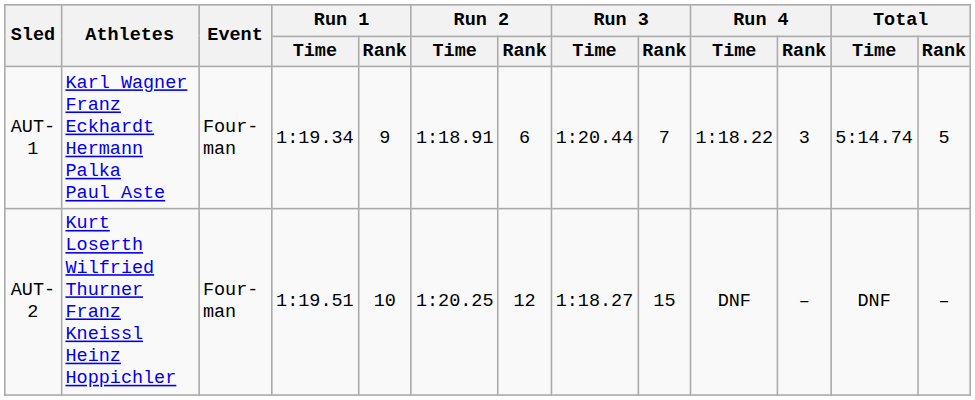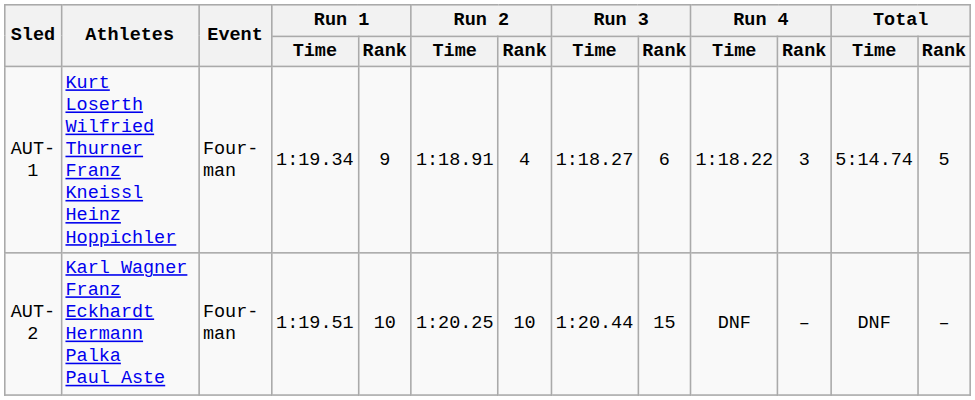(126, 137) Karl Wagner Franz Eckhardt Hermann Palka Paul Aste -> (121, 160) Kurt Loserth Wilfried Thurner Franz Kneissl Heinz Hoppichler
(525, 137) 6 -> (525, 160) 4
(594, 137) 1:20.44 -> (594, 160) 1:18.27
(664, 137) 7 -> (664, 160) 6
(121, 301) Kurt Loserth Wilfried Thurner Franz Kneissl Heinz Hoppichler -> (126, 323) Karl Wagner Franz Eckhardt Hermann Palka Paul Aste
(525, 301) 12 -> (525, 323) 10
(594, 301) 1:18.27 -> (594, 323) 1:20.44
